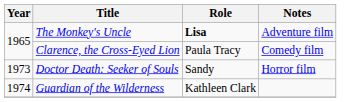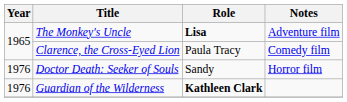(19, 69) 1973 -> (19, 69) 1976
(19, 87) 1974 -> (19, 87) 1976
(221, 87) normal -> (224, 87) bold
